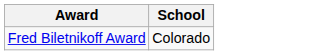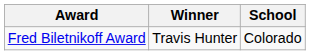+ column: (195, 15)
